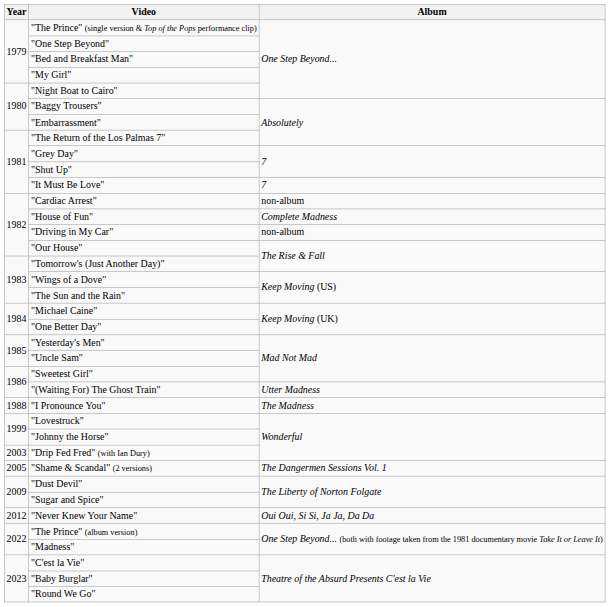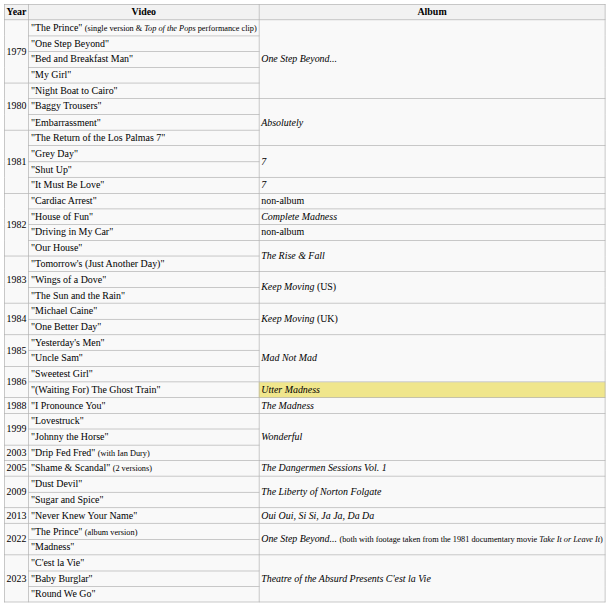(291, 389) no background -> (291, 389) khaki background
(17, 515) 2012 -> (17, 515) 2013
